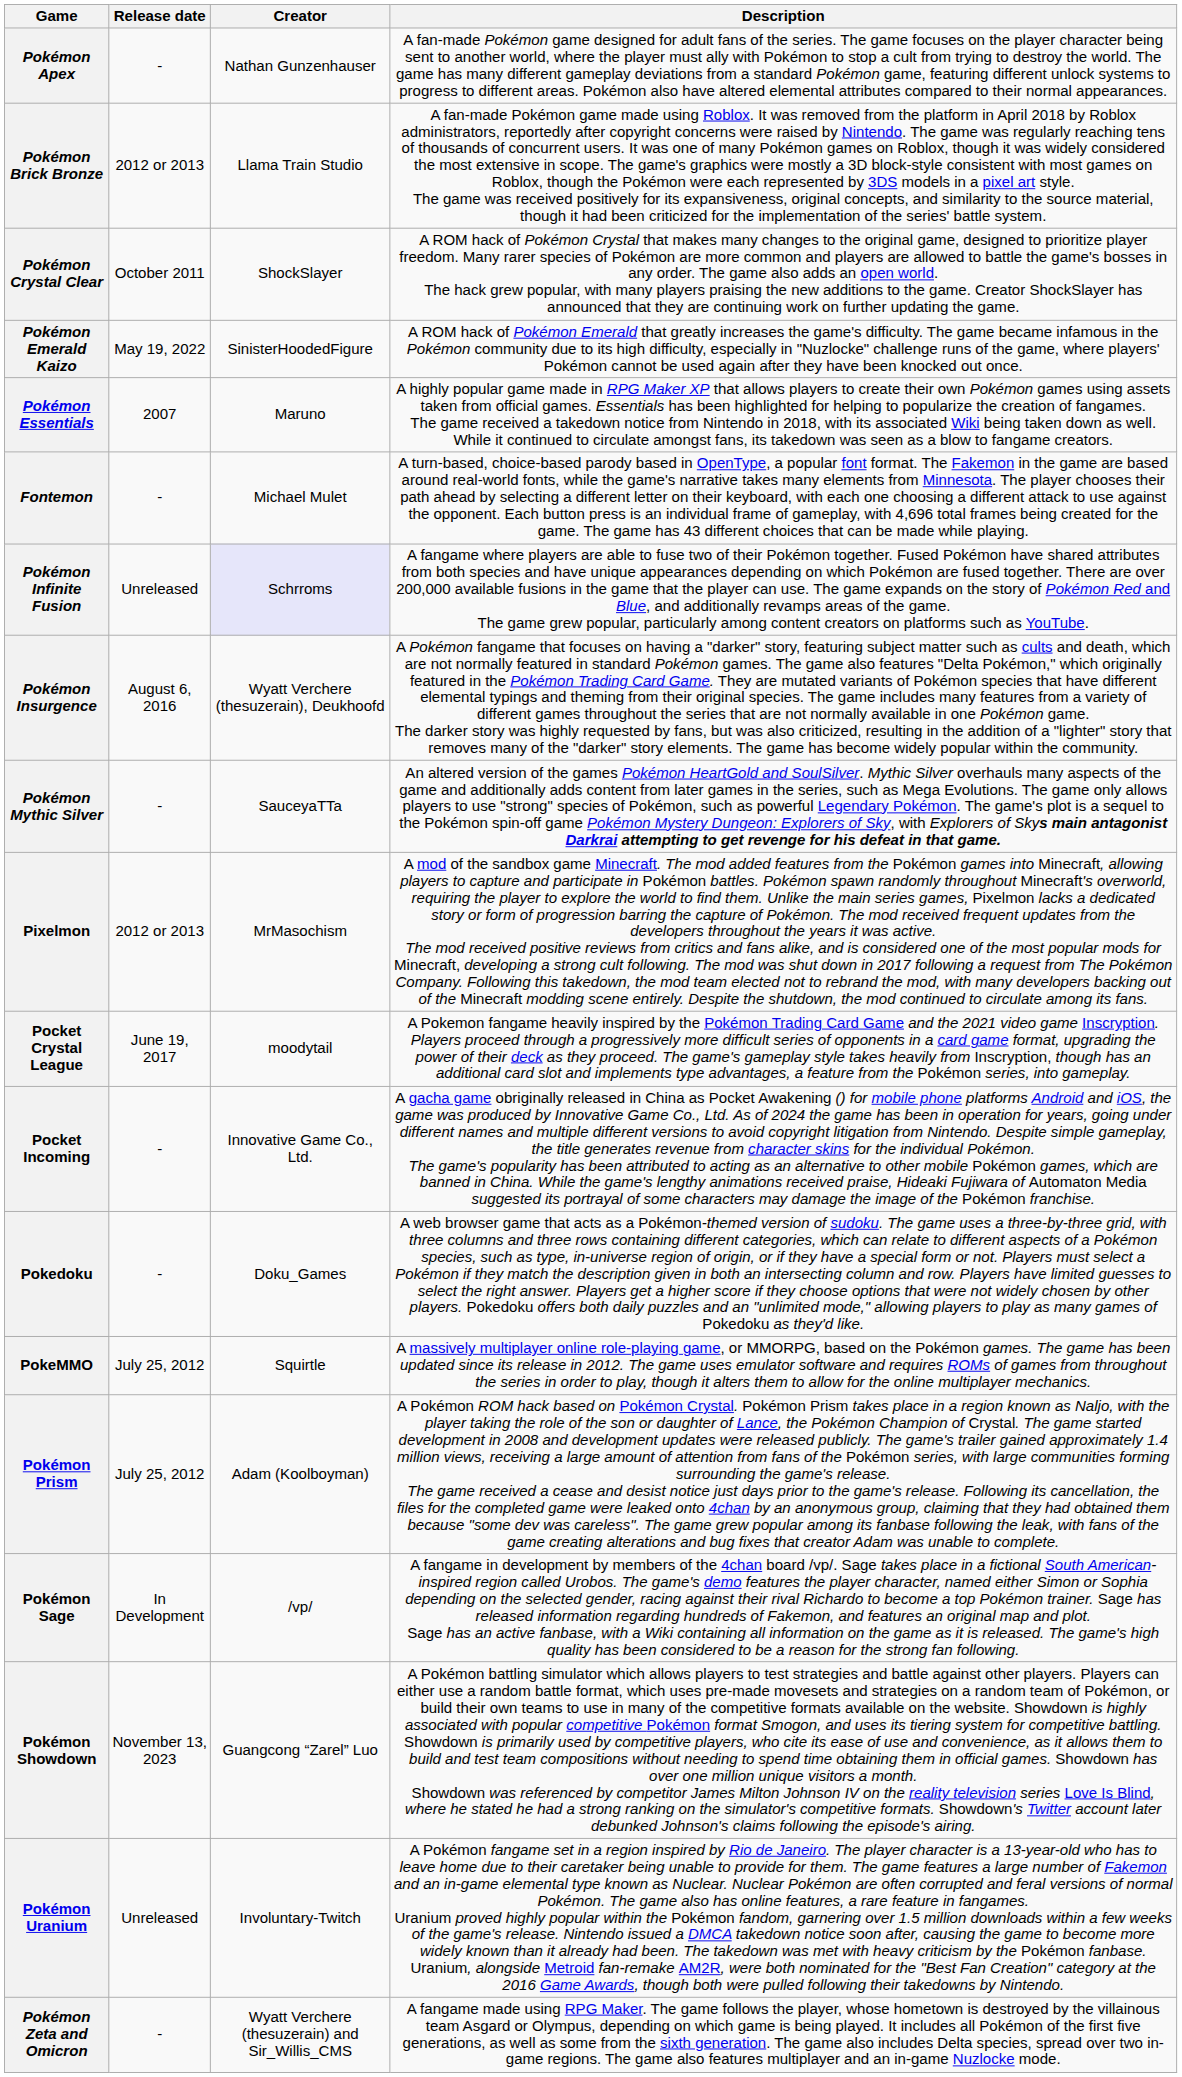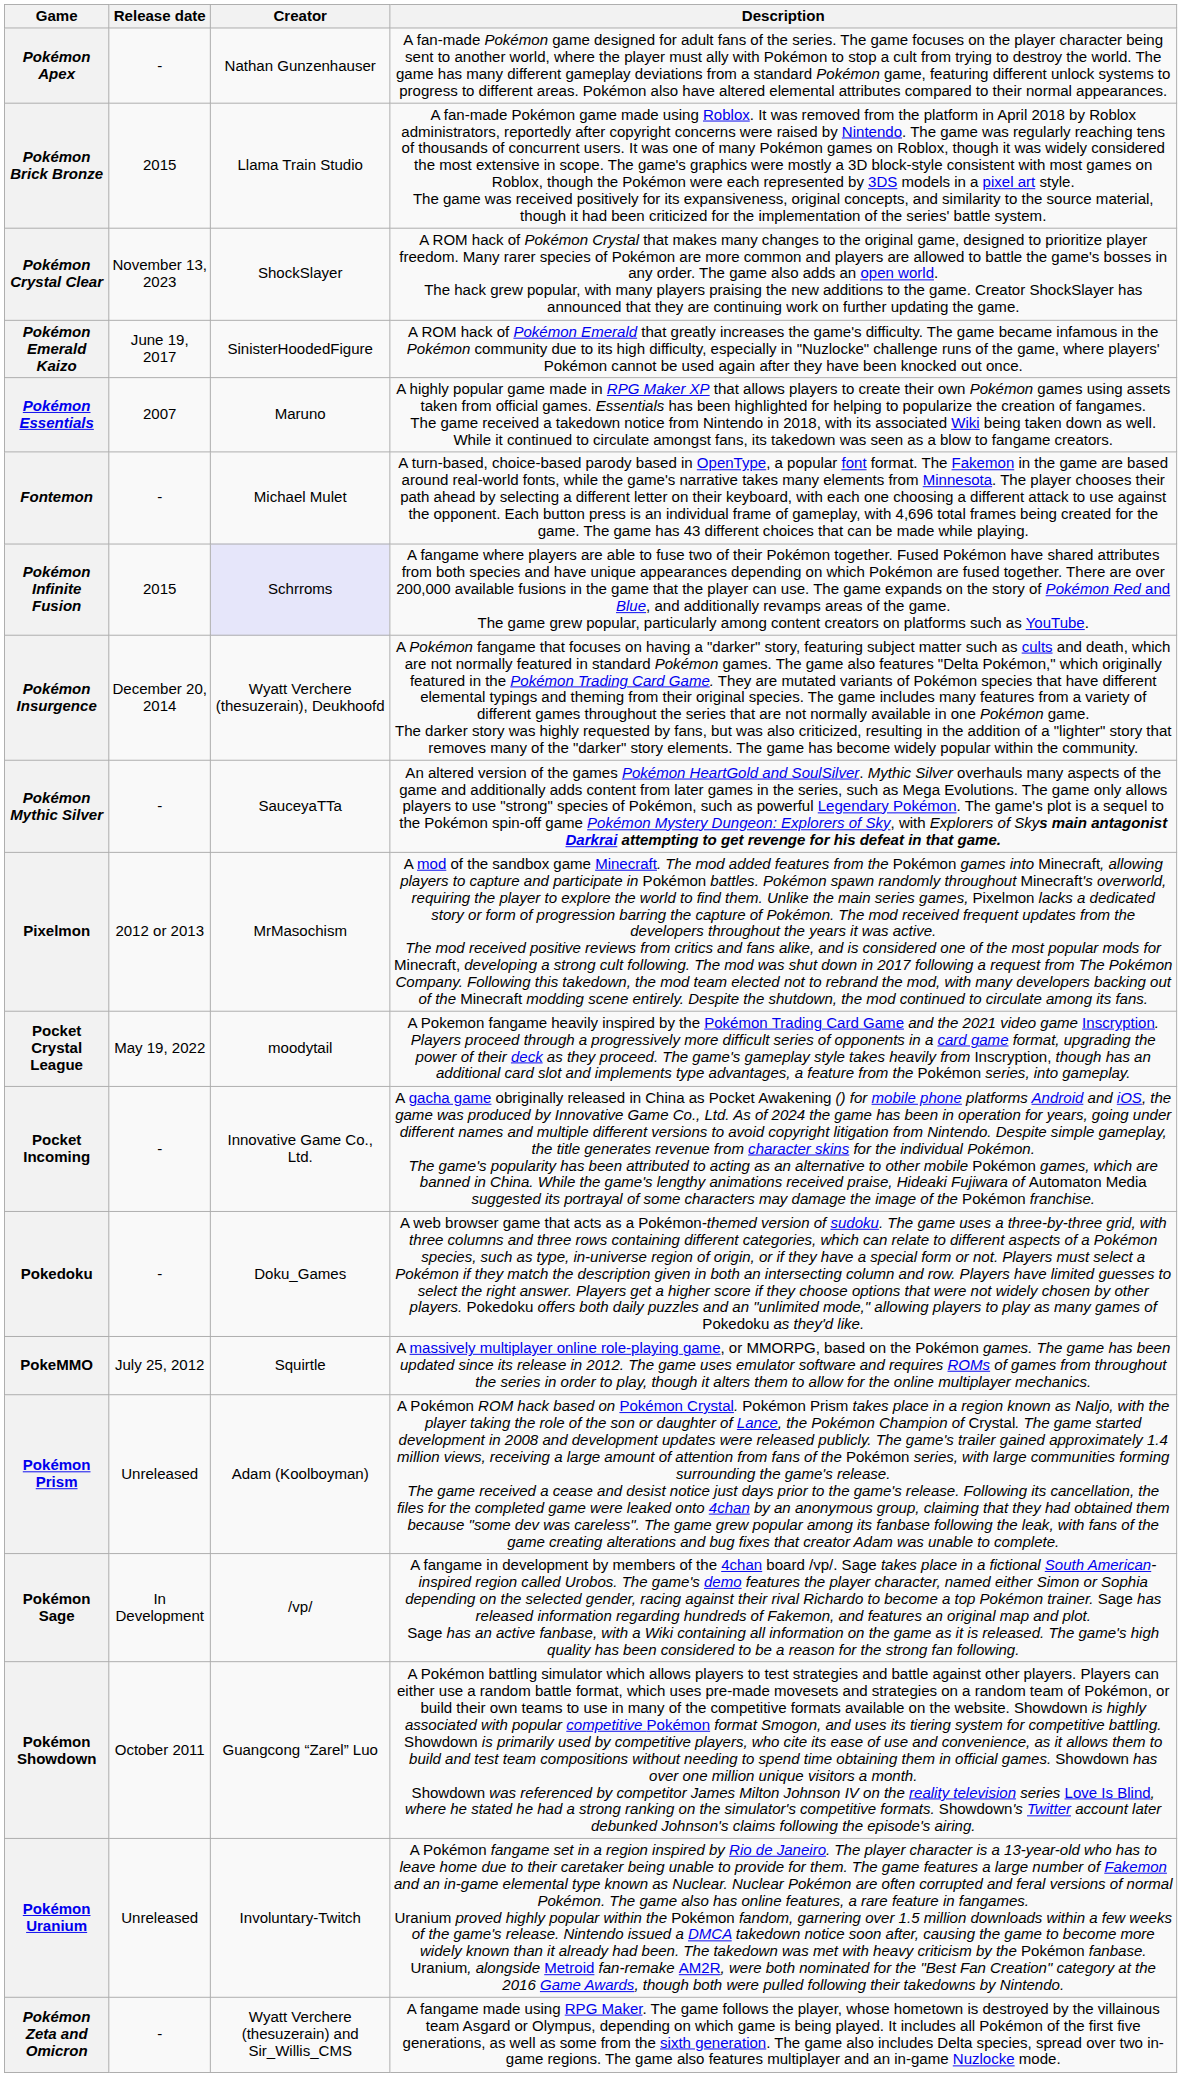(160, 165) 2012 or 2013 -> (160, 165) 2015
(160, 274) October 2011 -> (160, 274) November 13, 2023
(160, 348) May 19, 2022 -> (160, 348) June 19, 2017
(160, 589) Unreleased -> (160, 589) 2015
(160, 697) August 6, 2016 -> (160, 697) December 20, 2014
(160, 1048) June 19, 2017 -> (160, 1048) May 19, 2022
(160, 1474) July 25, 2012 -> (160, 1474) Unreleased
(160, 1750) November 13, 2023 -> (160, 1750) October 2011
